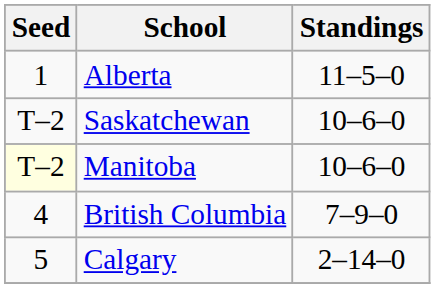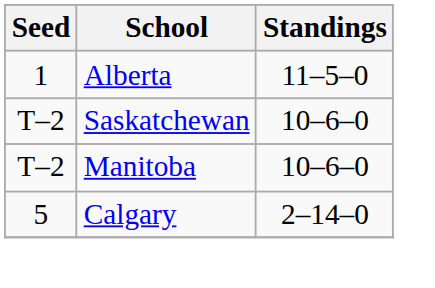(41, 167) lightyellow background -> (41, 167) no background
- row: (185, 213)
